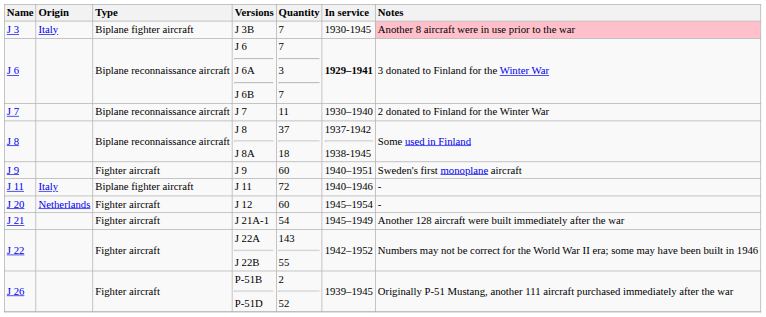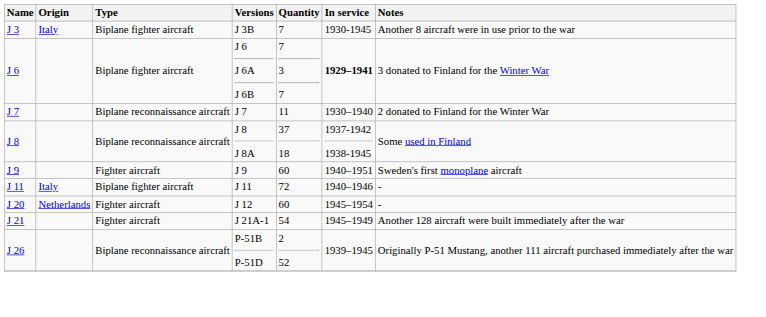(477, 30) pink background -> (477, 30) no background
(163, 71) Biplane reconnaissance aircraft -> (144, 71) Biplane fighter aircraft
- row: (254, 250)
(128, 291) Fighter aircraft -> (163, 250) Biplane reconnaissance aircraft
